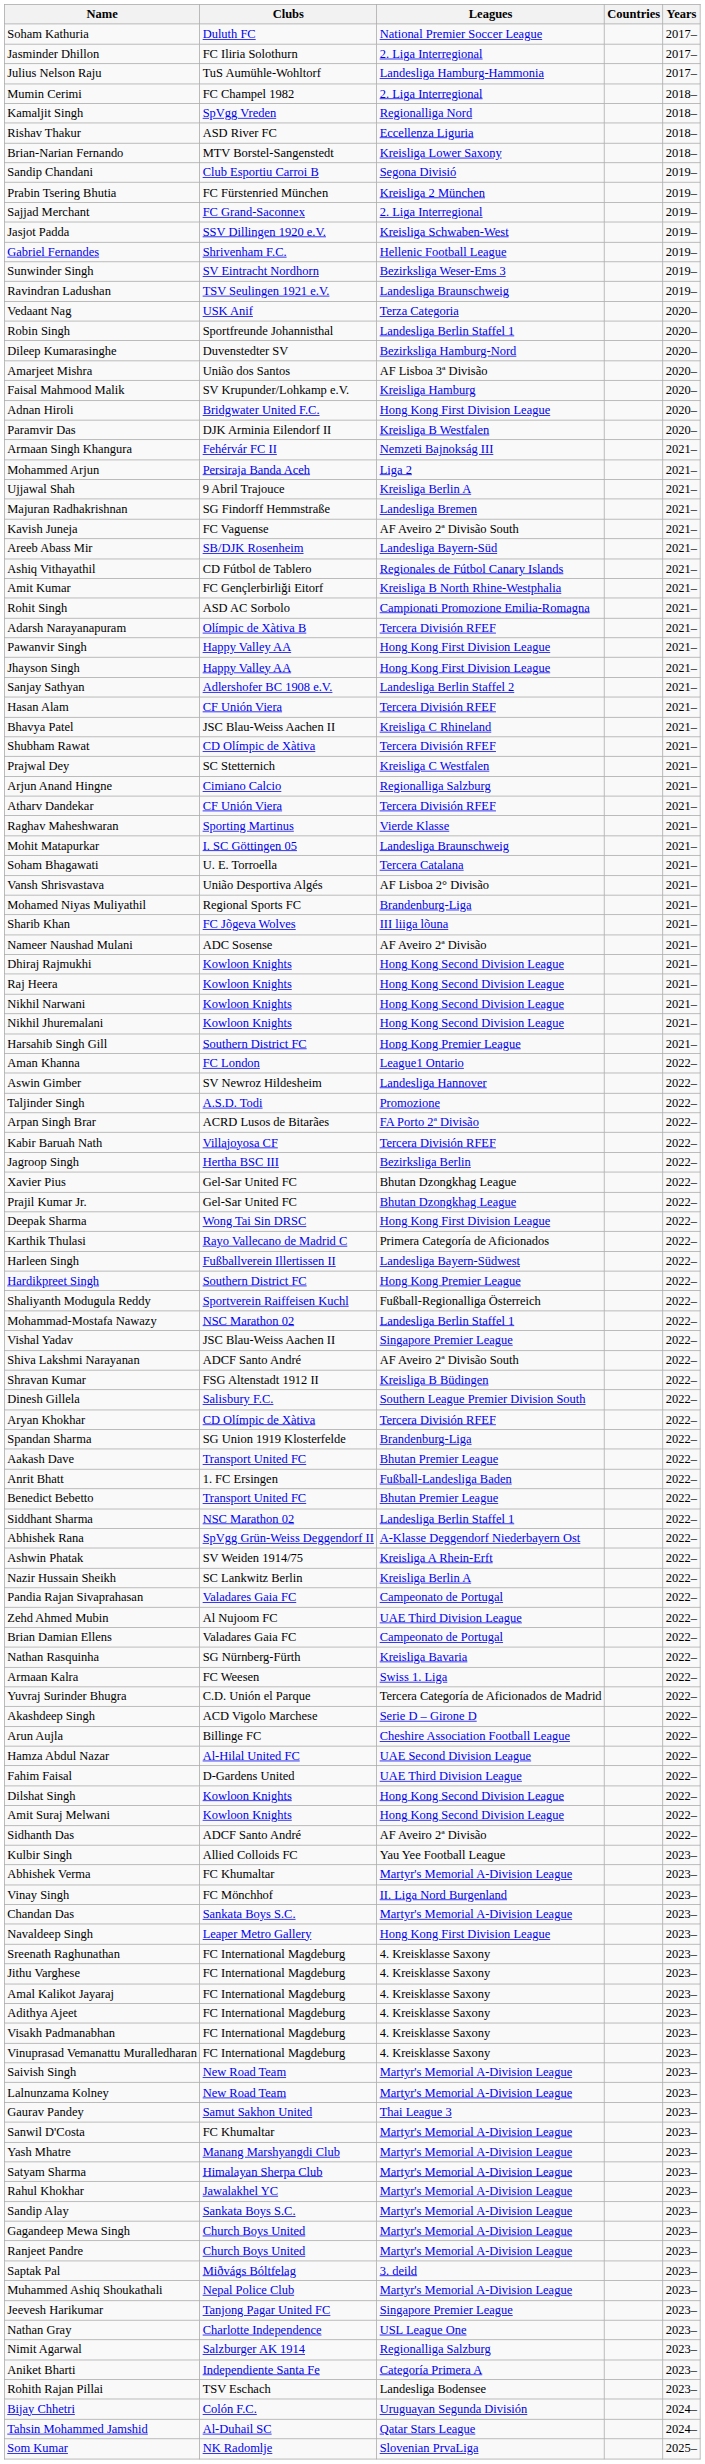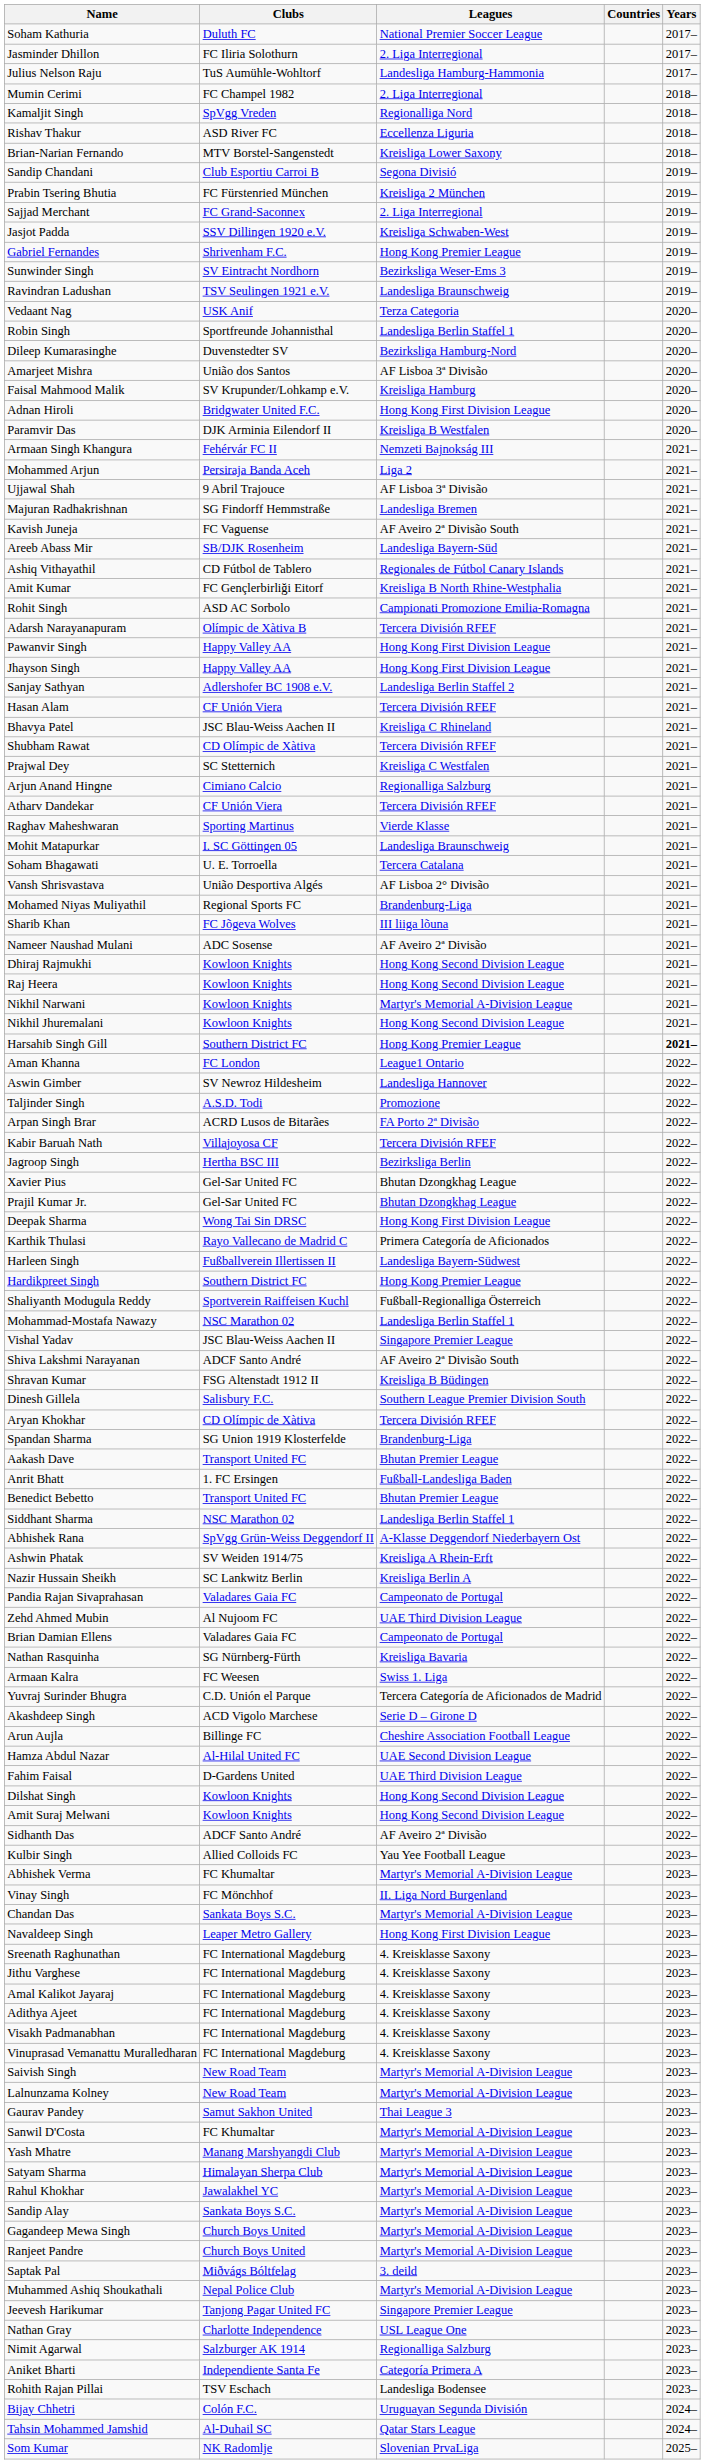(443, 251) Hellenic Football League -> (450, 251) Hong Kong Premier League
(425, 489) Kreisliga Berlin A -> (434, 489) AF Lisboa 3ª Divisão
(472, 1004) Hong Kong Second Division League -> (476, 1004) Martyr's Memorial A-Division League
(681, 1043) normal -> (681, 1043) bold
